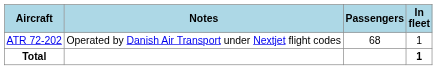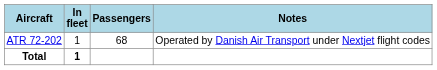columns swapped: (419, 18) <-> (204, 18)
